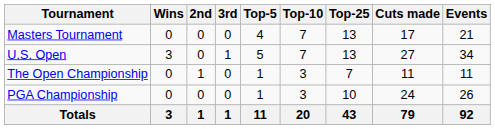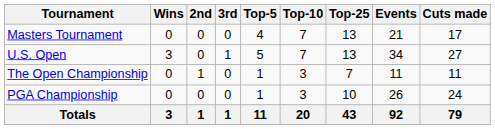columns swapped: (466, 14) <-> (408, 14)
